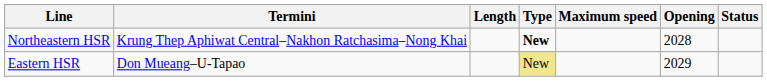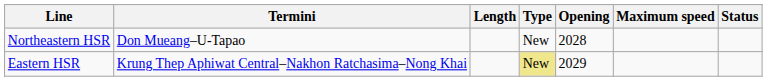columns swapped: (608, 16) <-> (689, 16)
(292, 40) Krung Thep Aphiwat Central–Nakhon Ratchasima–Nong Khai -> (181, 40) Don Mueang–U-Tapao
(536, 40) bold -> (536, 40) normal
(181, 63) Don Mueang–U-Tapao -> (292, 63) Krung Thep Aphiwat Central–Nakhon Ratchasima–Nong Khai
